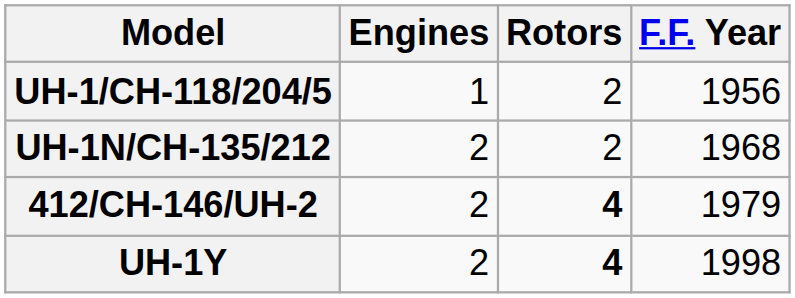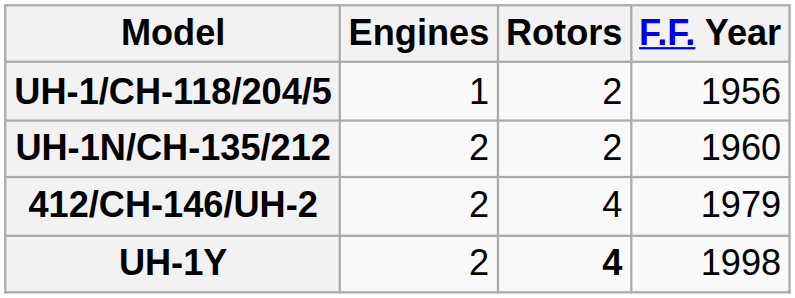(741, 148) 1968 -> (741, 148) 1960
(612, 205) bold -> (612, 205) normal
